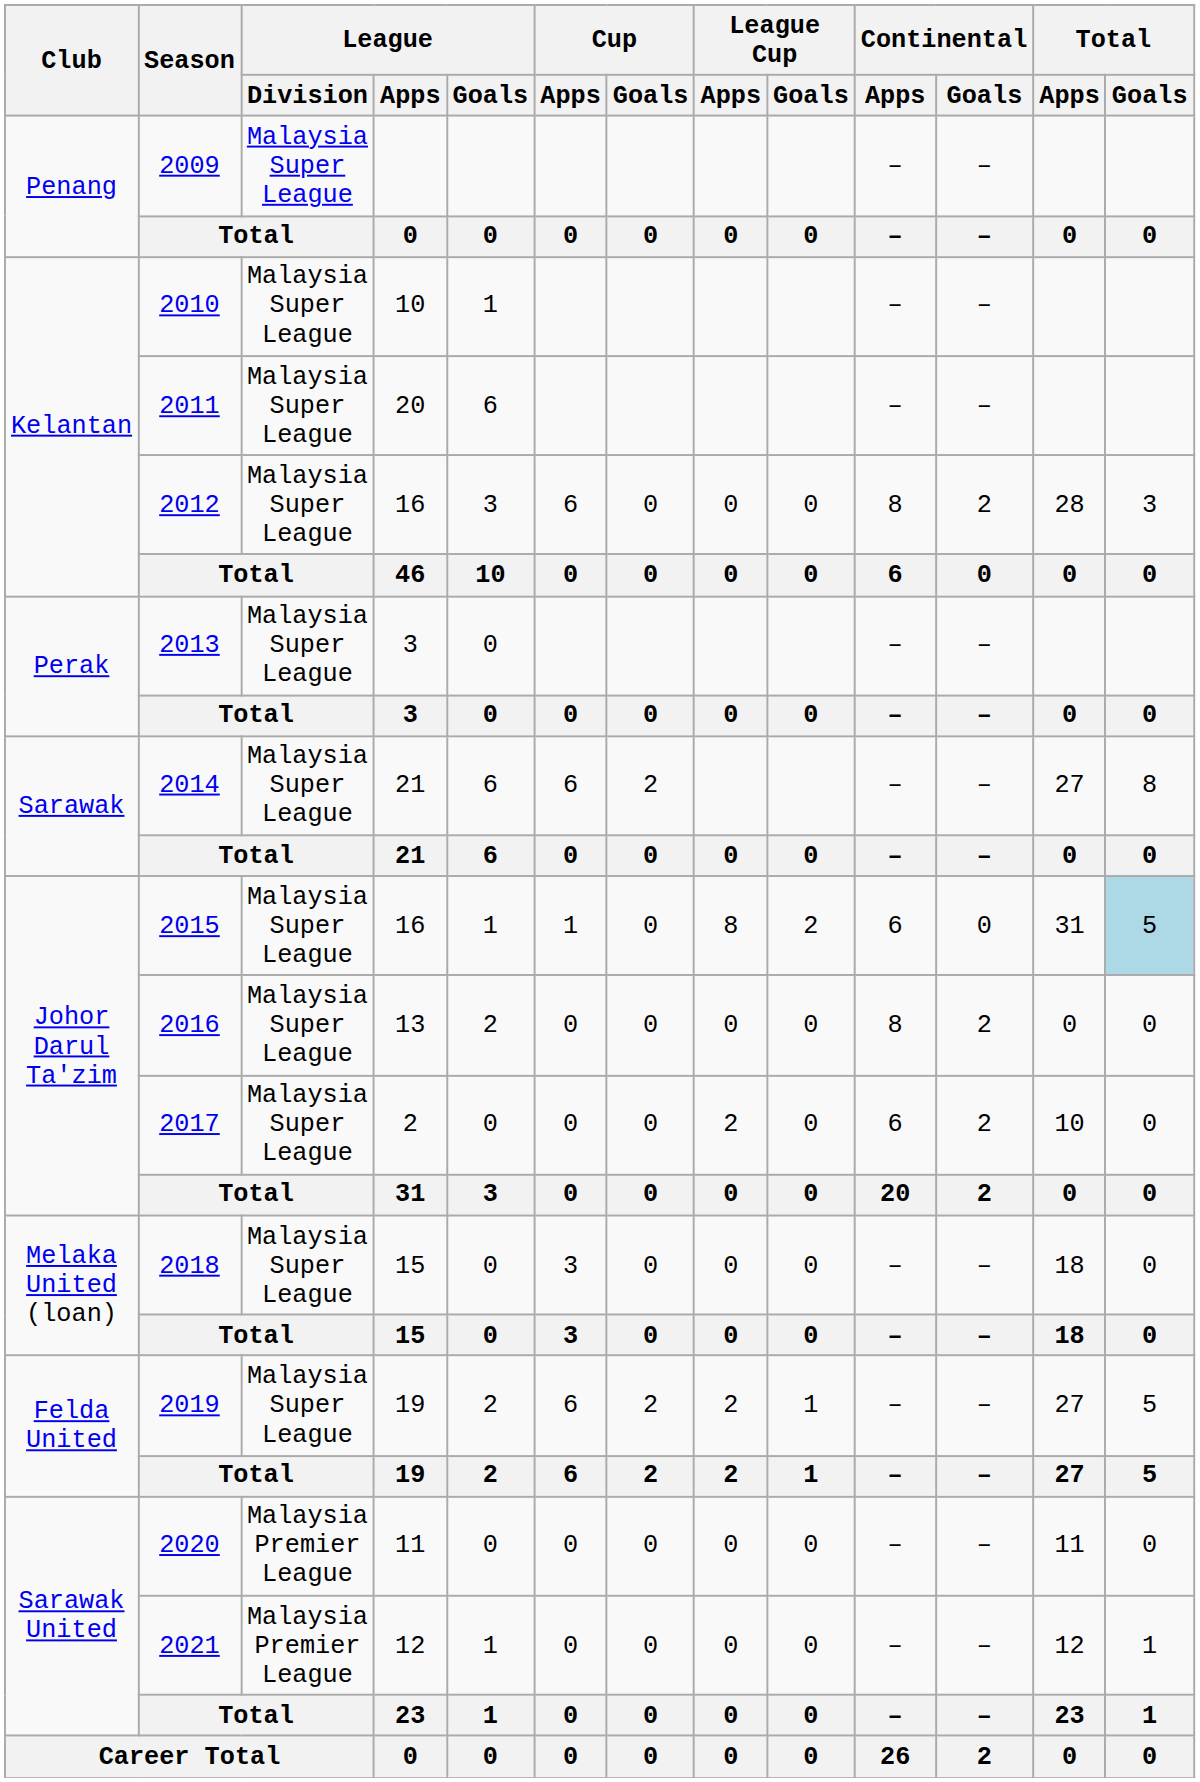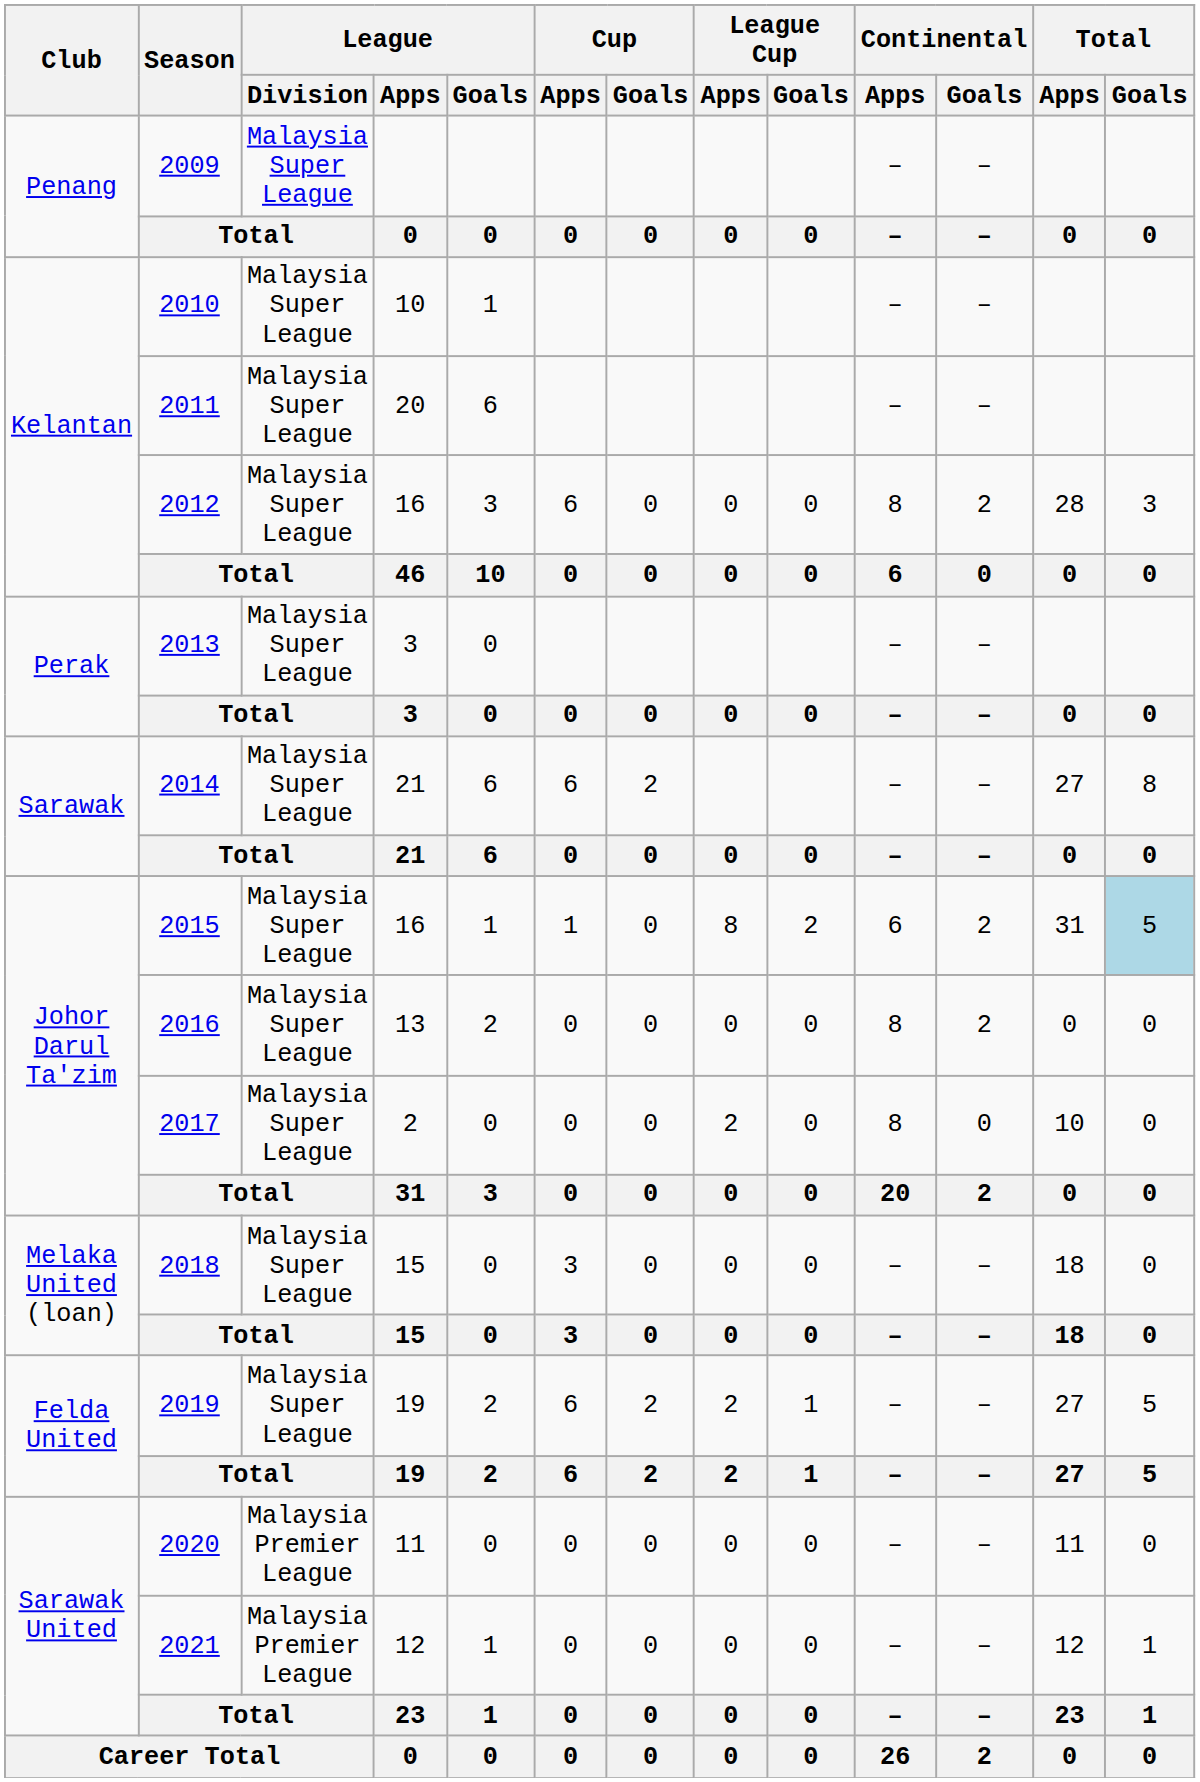(984, 926) 0 -> (984, 926) 2
(895, 1125) 6 -> (895, 1125) 8
(984, 1125) 2 -> (984, 1125) 0
